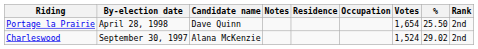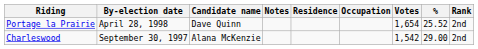(435, 24) 25.50 -> (435, 24) 25.52
(407, 38) 1,524 -> (407, 38) 1,542
(435, 38) 29.02 -> (435, 38) 29.00
